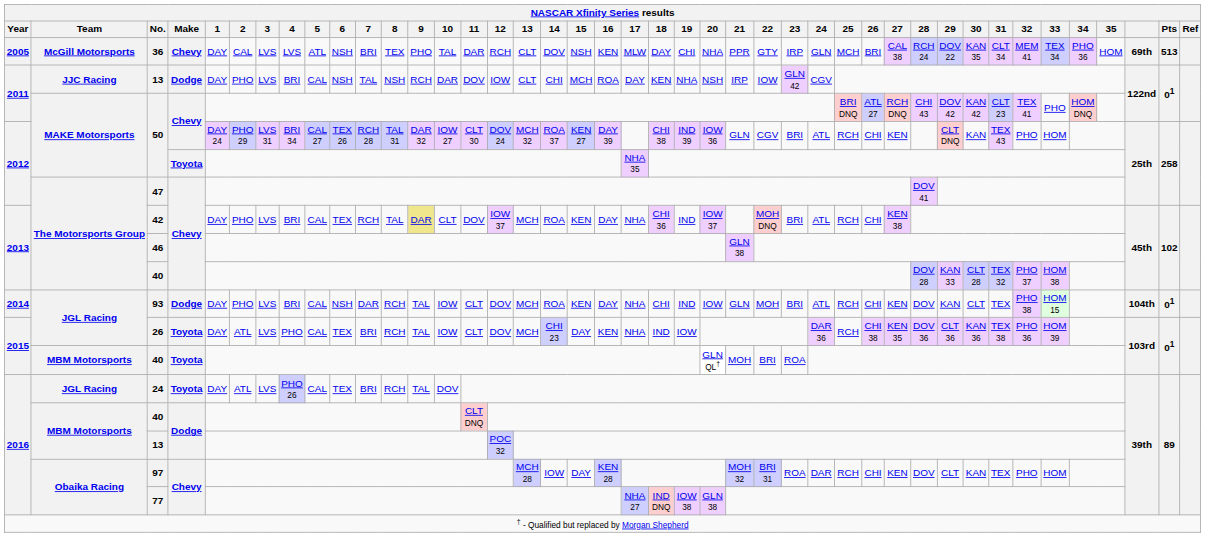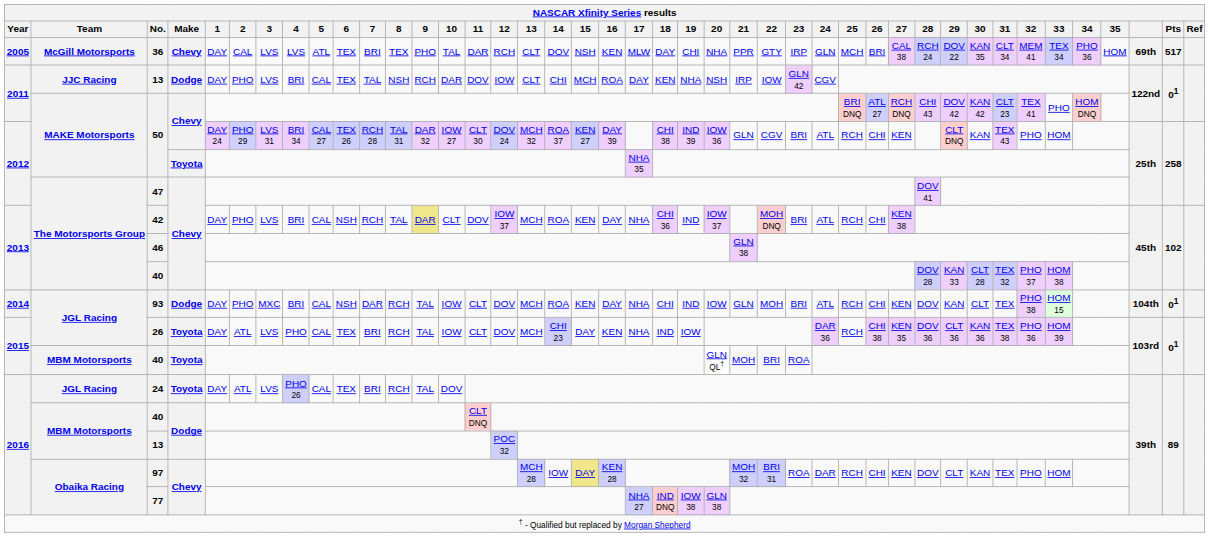(342, 51) NSH -> (346, 51) TEX
(1169, 51) 513 -> (1173, 51) 517
(342, 79) NSH -> (346, 79) TEX
(342, 220) TEX -> (346, 220) NSH
(267, 304) LVS -> (269, 304) MXC
(581, 473) no background -> (585, 473) khaki background
